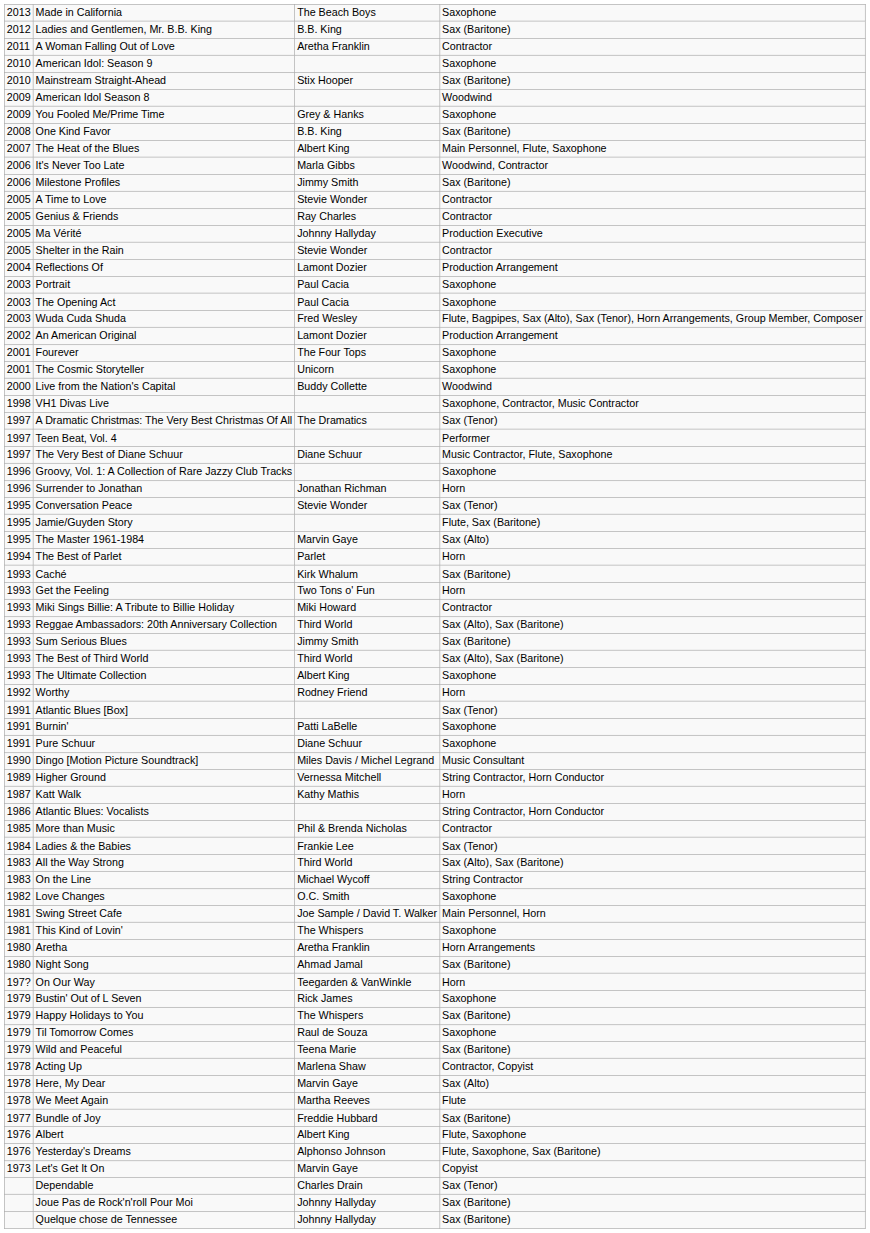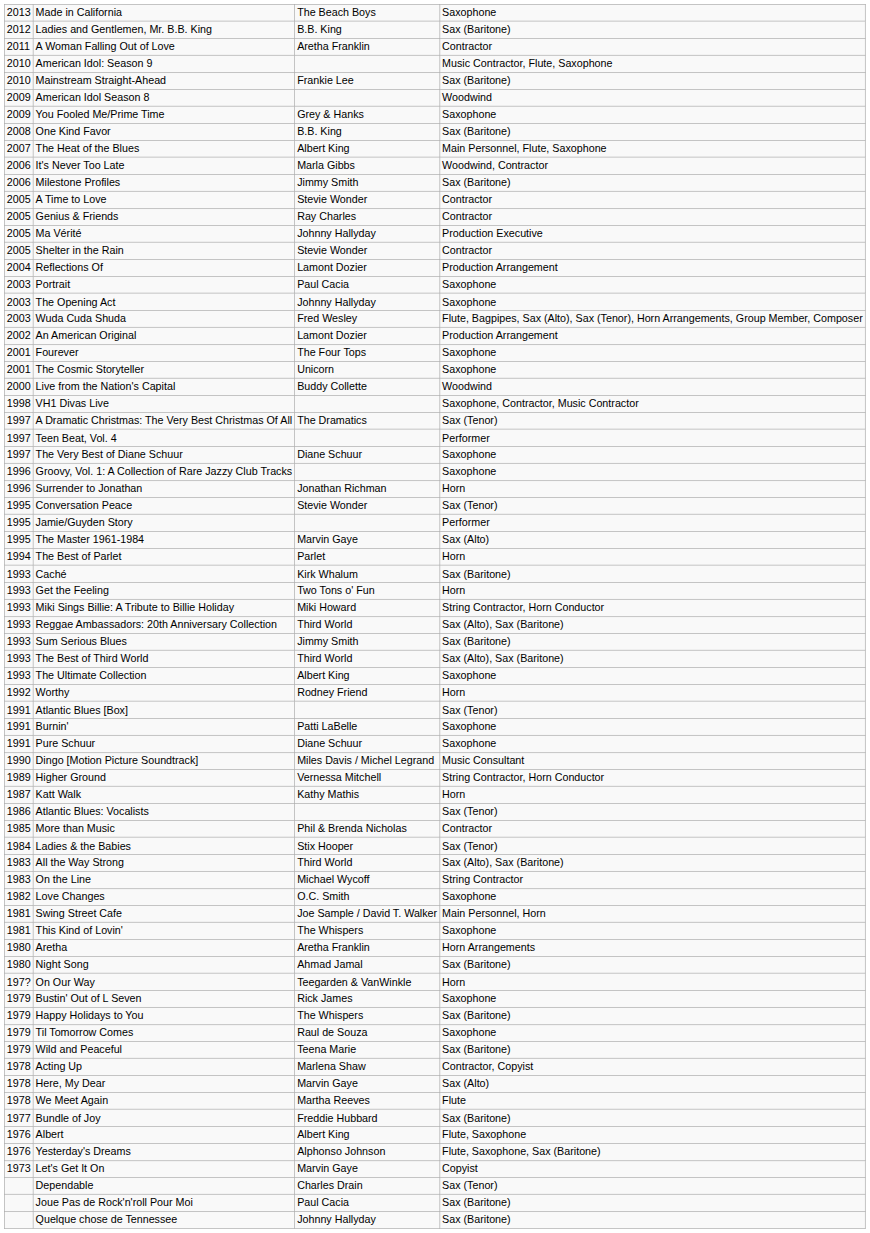(469, 64) Saxophone -> (527, 64) Music Contractor, Flute, Saxophone
(325, 81) Stix Hooper -> (325, 81) Frankie Lee
(323, 302) Paul Cacia -> (336, 302) Johnny Hallyday
(527, 455) Music Contractor, Flute, Saxophone -> (469, 455) Saxophone
(491, 523) Flute, Sax (Baritone) -> (466, 523) Performer
(467, 608) Contractor -> (523, 608) String Contractor, Horn Conductor
(523, 812) String Contractor, Horn Conductor -> (470, 812) Sax (Tenor)
(325, 846) Frankie Lee -> (325, 846) Stix Hooper
(336, 1203) Johnny Hallyday -> (323, 1203) Paul Cacia
